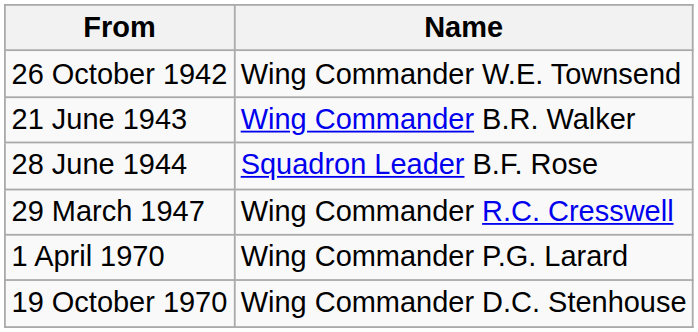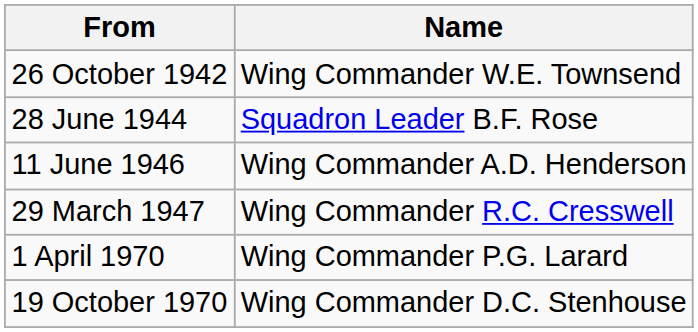- row: (99, 119)
+ row: (98, 165)
